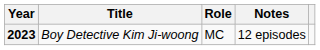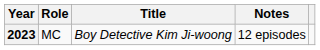columns swapped: (120, 14) <-> (218, 14)
